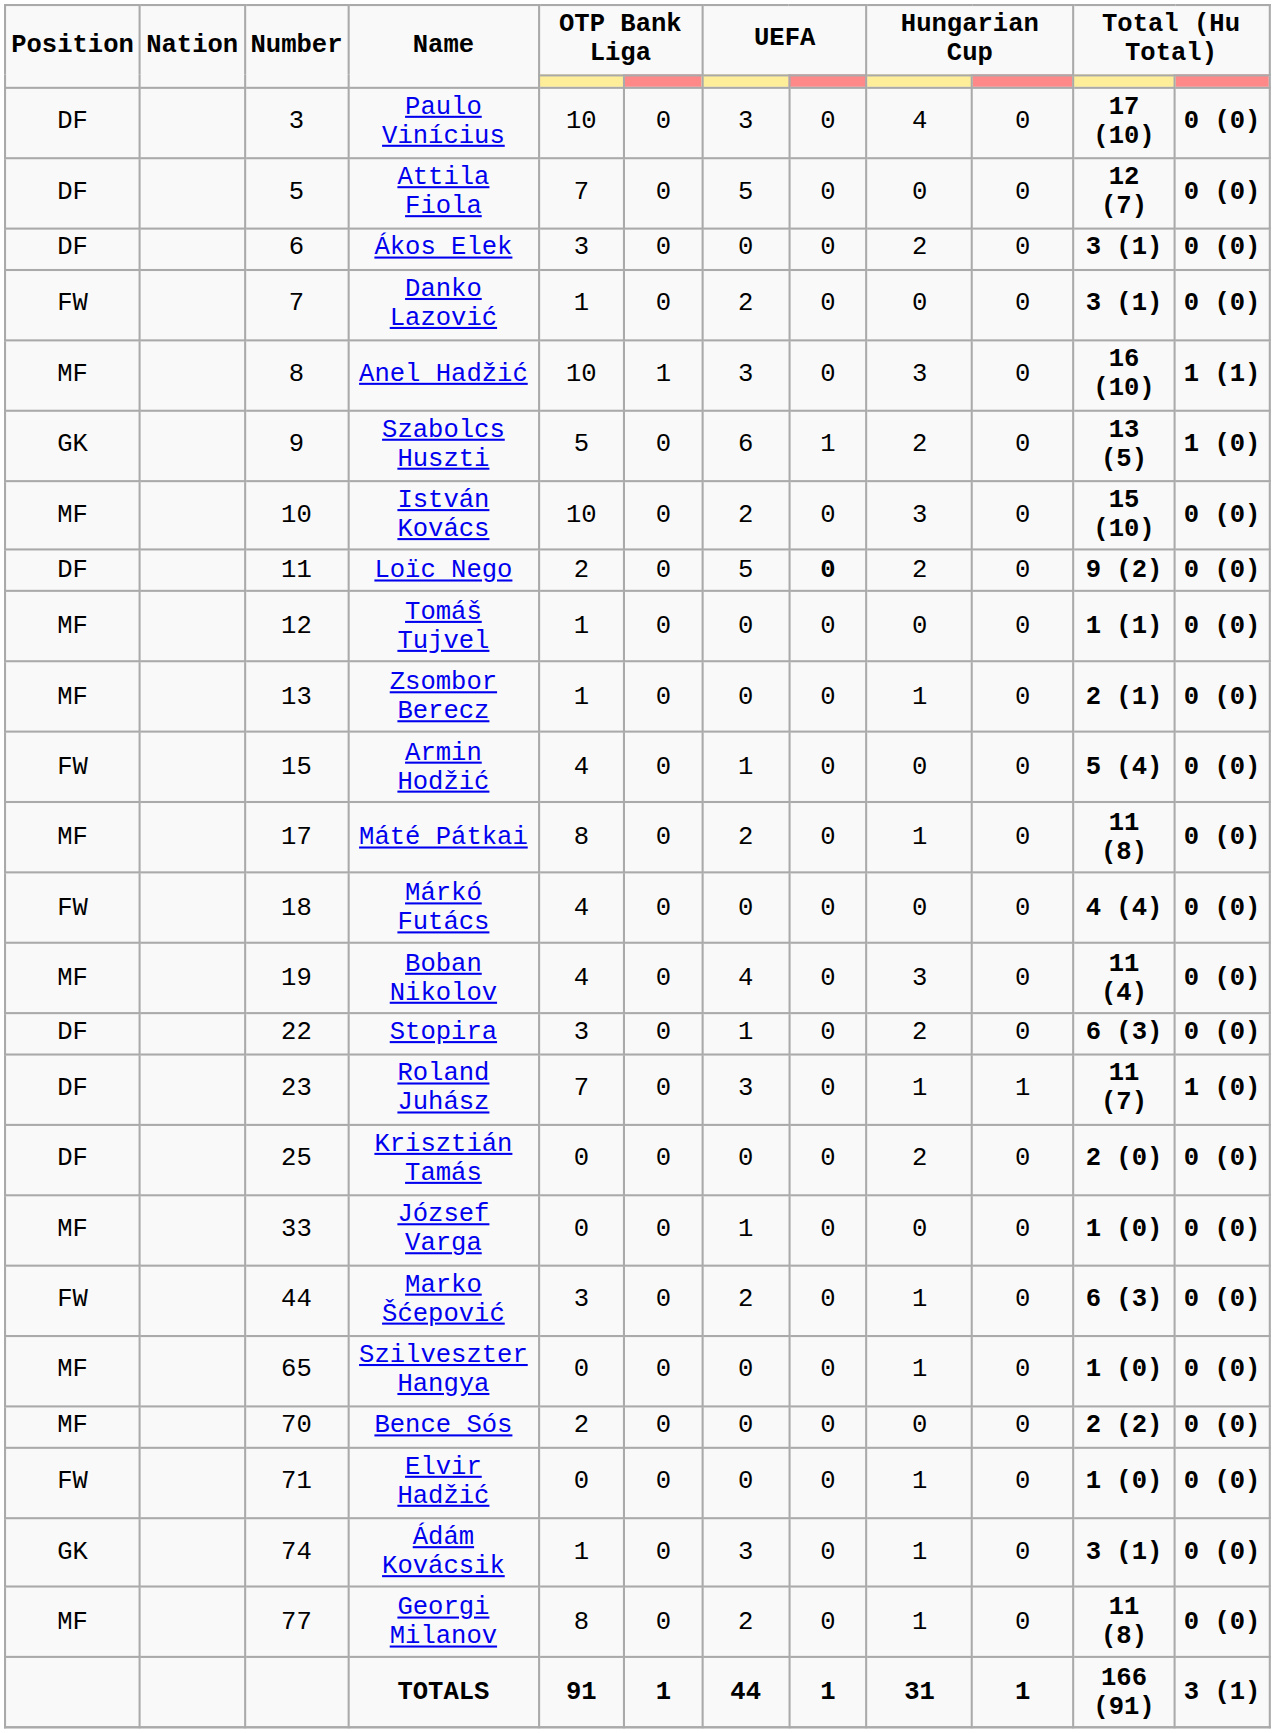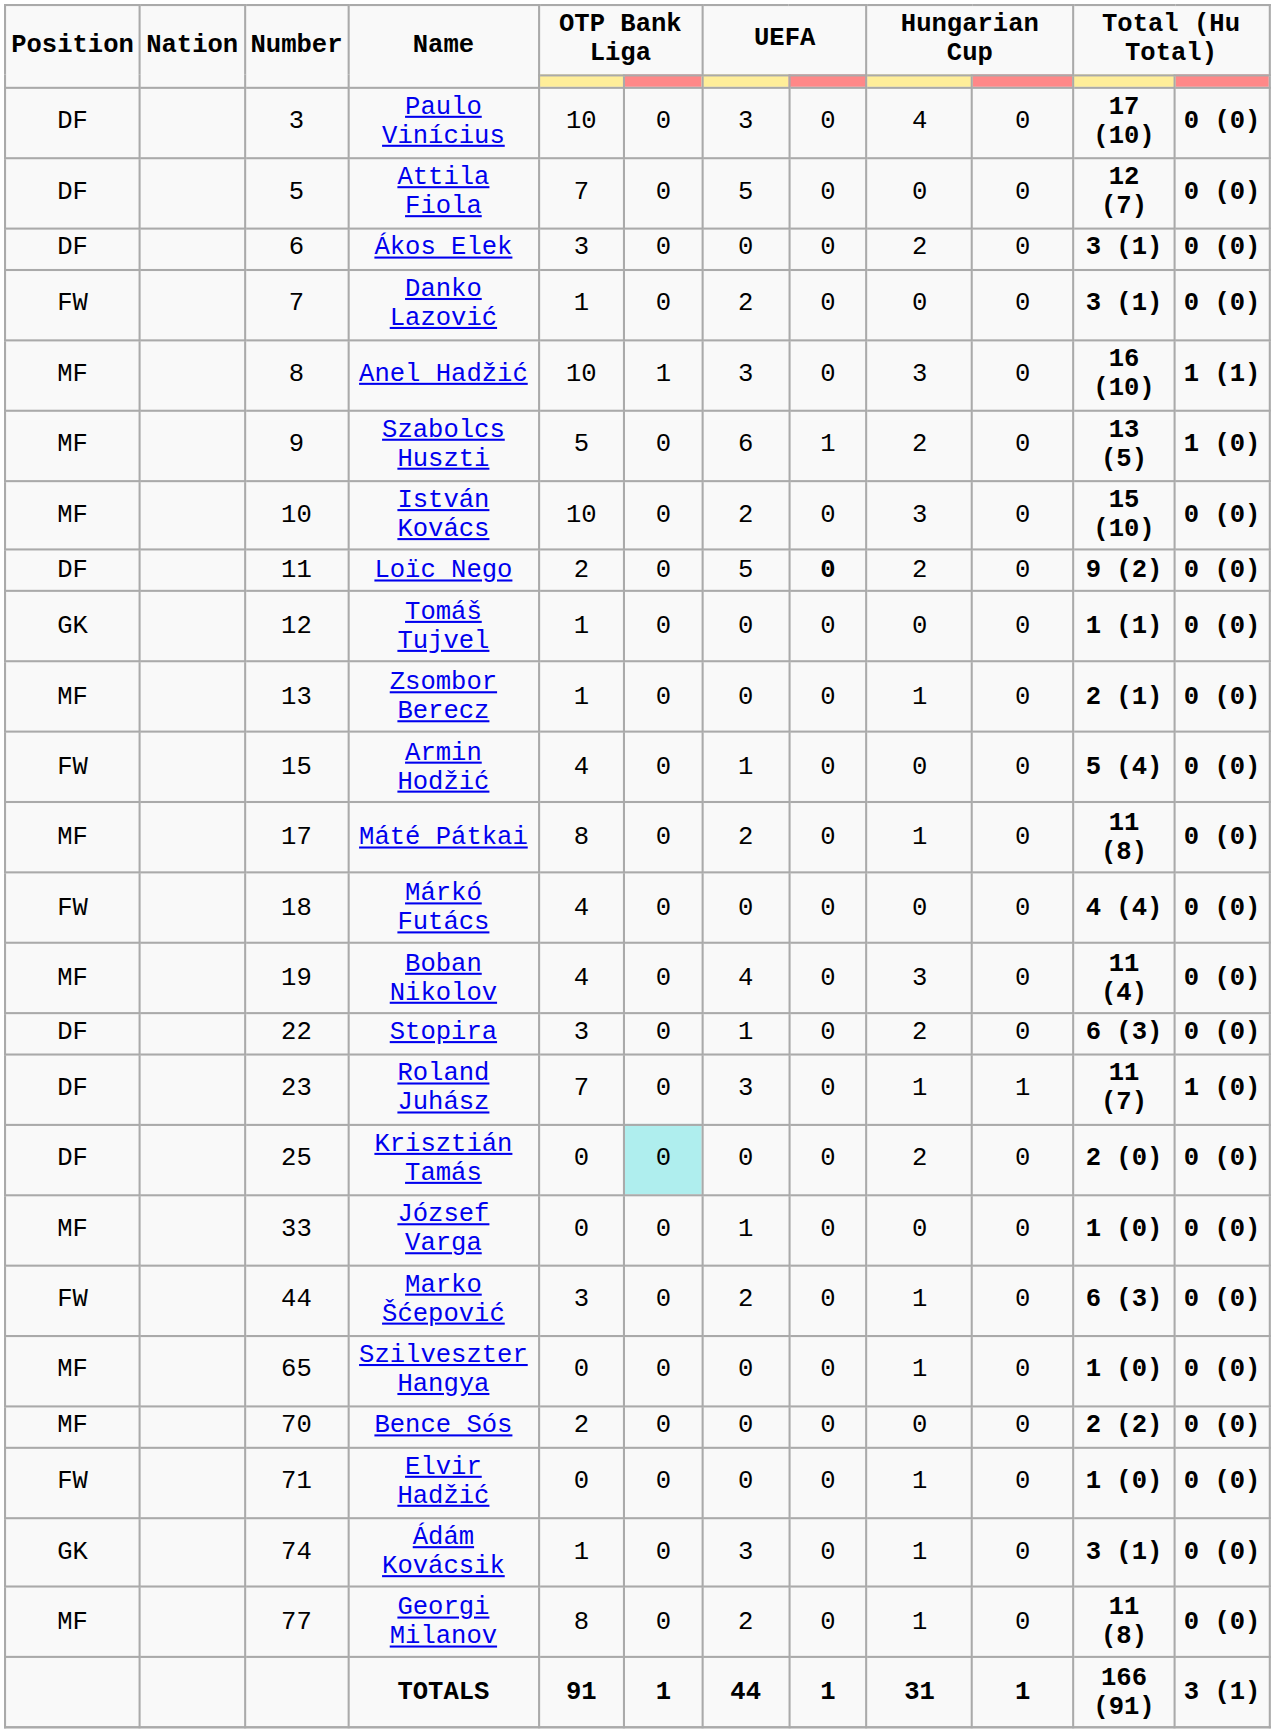(73, 445) GK -> (73, 445) MF
(73, 627) MF -> (73, 627) GK
(664, 1160) no background -> (664, 1160) paleturquoise background
